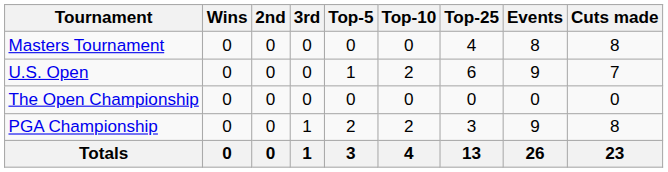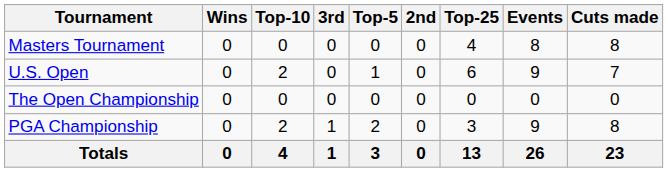columns swapped: (271, 18) <-> (409, 18)
